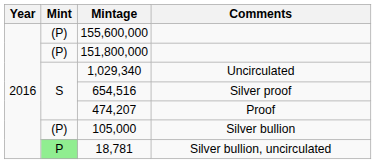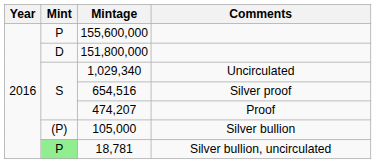(59, 33) (P) -> (59, 33) P
(59, 52) (P) -> (59, 52) D
